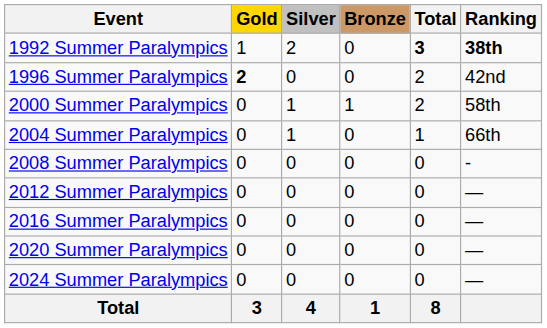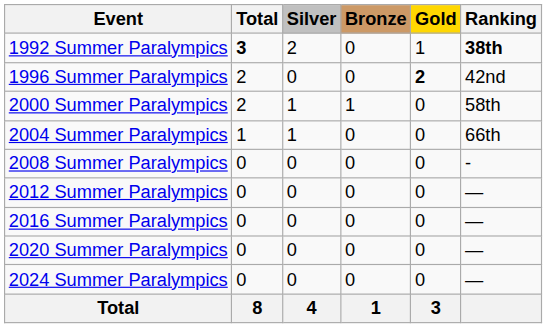columns swapped: (257, 18) <-> (436, 18)
